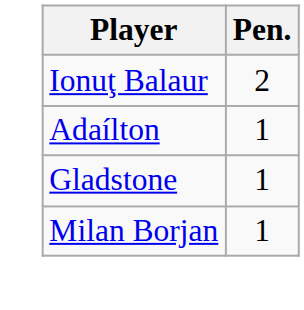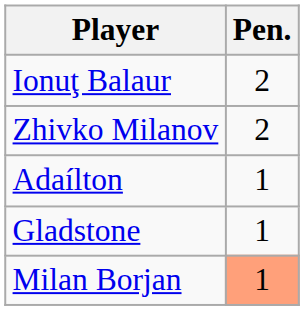+ row: (115, 129)
(262, 229) no background -> (262, 279) lightsalmon background
